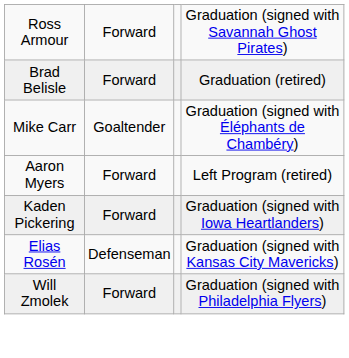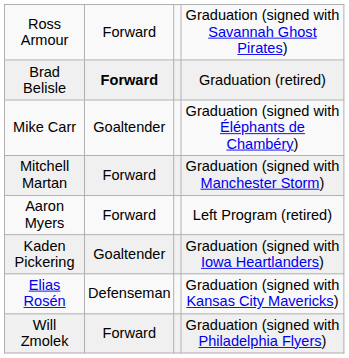(129, 80) normal -> (129, 80) bold
+ row: (45, 175)
(129, 214) Forward -> (129, 254) Goaltender
